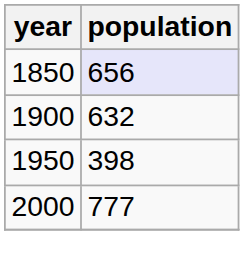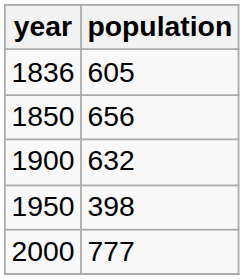+ row: (43, 71)
(111, 71) lavender background -> (111, 116) no background
